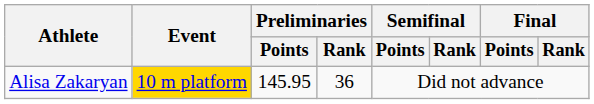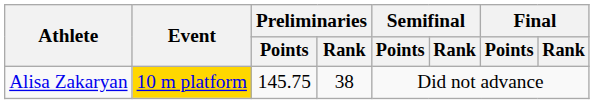(284, 82) 145.95 -> (284, 82) 145.75
(344, 82) 36 -> (344, 82) 38
